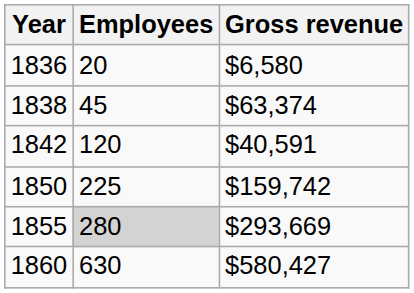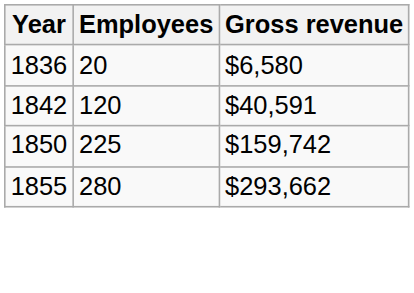- row: (39, 105)
(100, 226) lightgrey background -> (100, 186) no background
(278, 226) $293,669 -> (278, 186) $293,662
- row: (39, 266)
